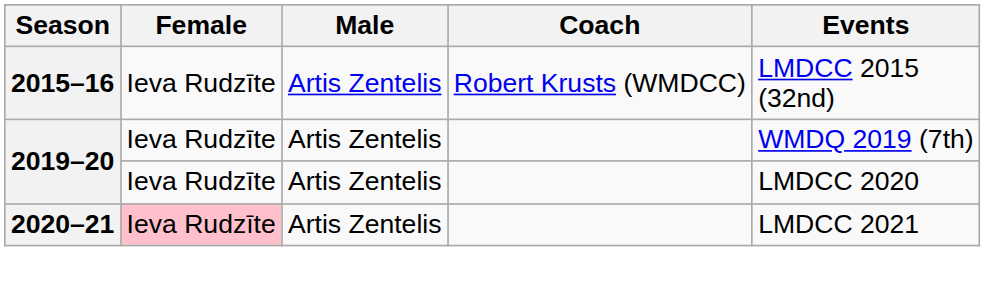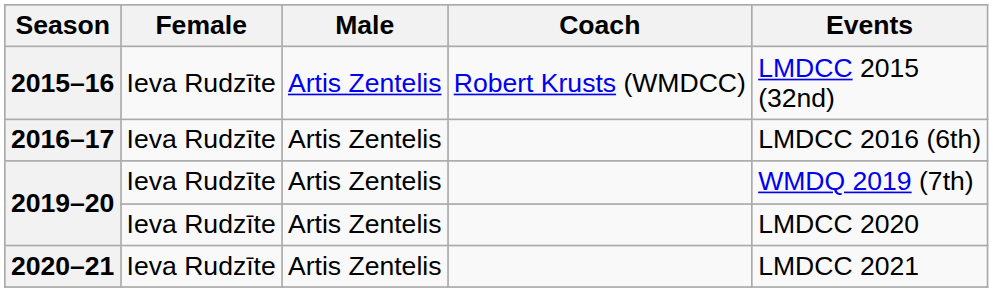+ row: (63, 139)
(201, 223) pink background -> (201, 266) no background
